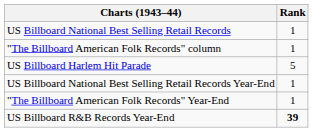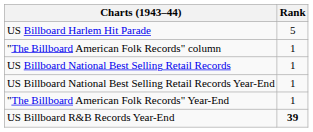rows swapped: (119, 30) <-> (79, 65)
